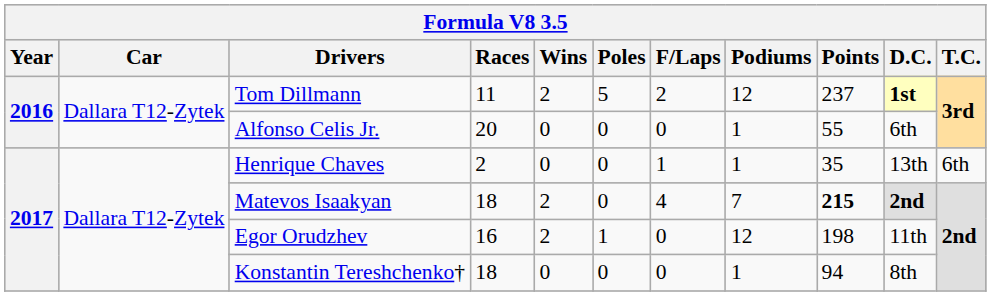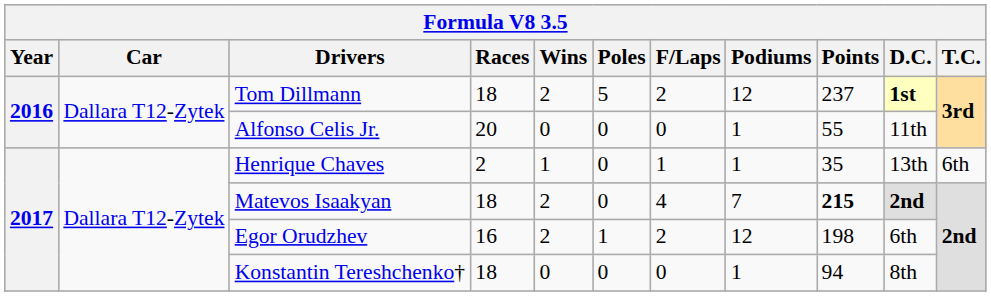(486, 93) 11 -> (486, 93) 18
(903, 128) 6th -> (908, 128) 11th
(545, 164) 0 -> (545, 164) 1
(661, 235) 0 -> (661, 235) 2
(908, 235) 11th -> (903, 235) 6th
